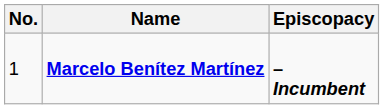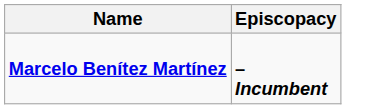- column: (23, 18)
